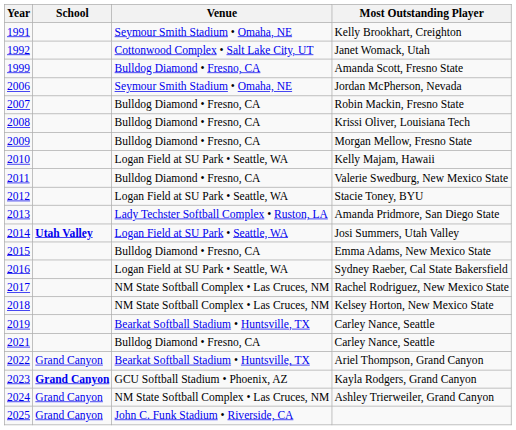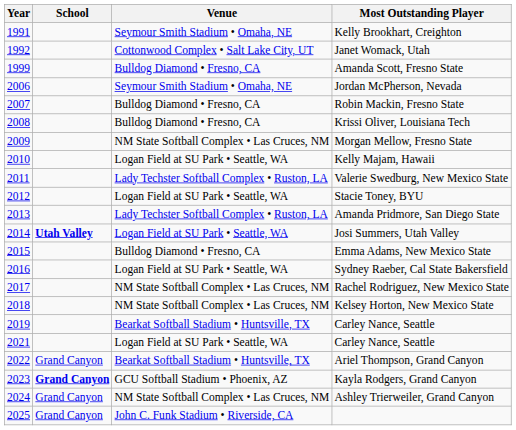(188, 141) Bulldog Diamond • Fresno, CA -> (222, 141) NM State Softball Complex • Las Cruces, NM
(188, 178) Bulldog Diamond • Fresno, CA -> (221, 178) Lady Techster Softball Complex • Ruston, LA
(188, 342) Bulldog Diamond • Fresno, CA -> (201, 342) Logan Field at SU Park • Seattle, WA
